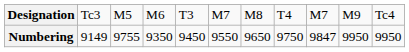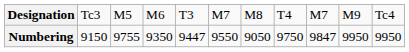(94, 36) 9149 -> (94, 36) 9150
(192, 36) 9450 -> (192, 36) 9447
(257, 36) 9650 -> (257, 36) 9050
